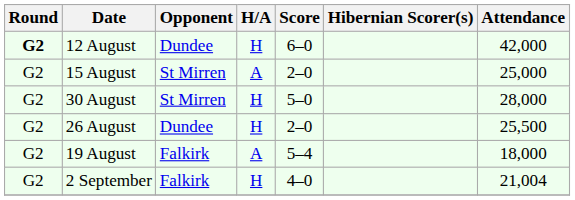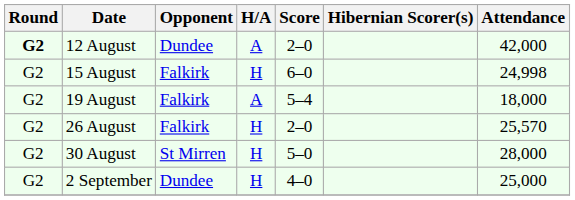(256, 45) H -> (256, 45) A
(300, 45) 6–0 -> (300, 45) 2–0
(193, 72) St Mirren -> (185, 72) Falkirk
(256, 72) A -> (256, 72) H
(300, 72) 2–0 -> (300, 72) 6–0
(523, 72) 25,000 -> (523, 72) 24,998
rows swapped: (101, 153) <-> (101, 99)
(186, 126) Dundee -> (185, 126) Falkirk
(523, 126) 25,500 -> (523, 126) 25,570
(185, 180) Falkirk -> (186, 180) Dundee
(523, 180) 21,004 -> (523, 180) 25,000
